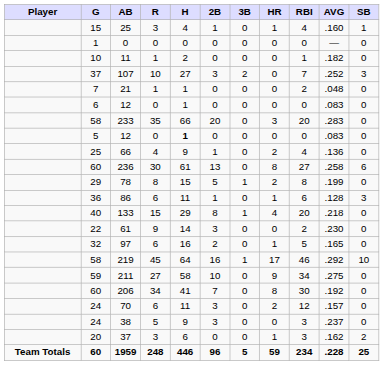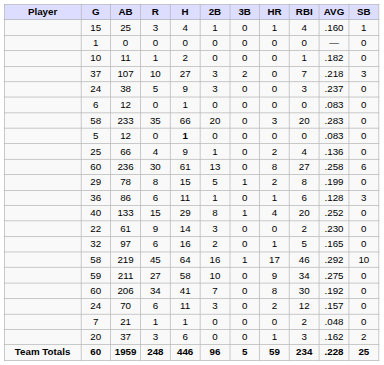(334, 74) .252 -> (334, 74) .218
rows swapped: (96, 321) <-> (96, 89)
(334, 213) .218 -> (334, 213) .252
